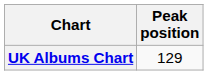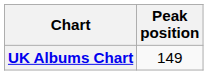(170, 57) 129 -> (170, 57) 149
